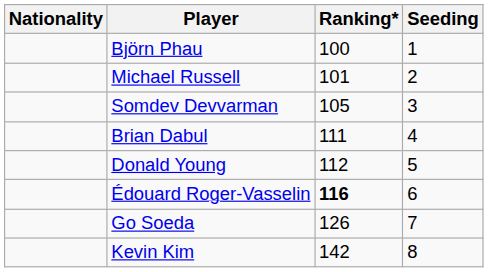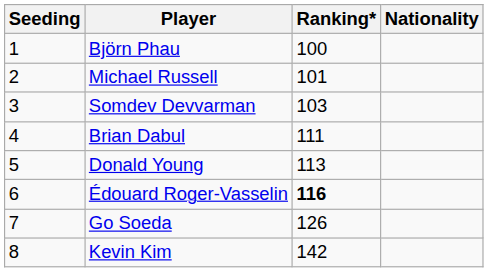columns swapped: (56, 19) <-> (443, 19)
(334, 106) 105 -> (312, 106) 103
(334, 164) 112 -> (311, 164) 113
